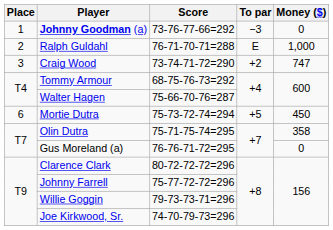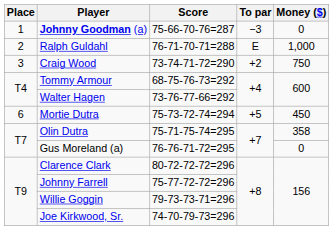(193, 30) 73-76-77-66=292 -> (193, 30) 75-66-70-76=287
(301, 64) 747 -> (301, 64) 750
(193, 98) 75-66-70-76=287 -> (193, 98) 73-76-77-66=292
